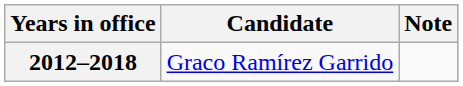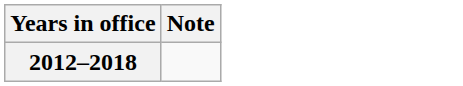- column: (280, 23)
